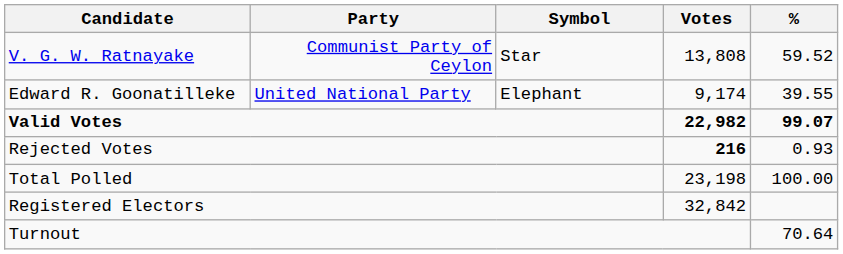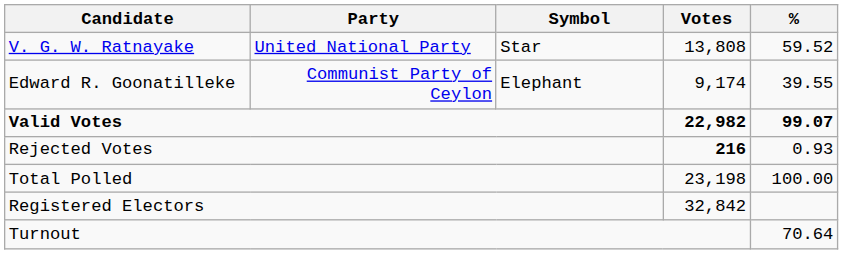(399, 57) Communist Party of Ceylon -> (363, 47) United National Party
(363, 94) United National Party -> (399, 84) Communist Party of Ceylon
